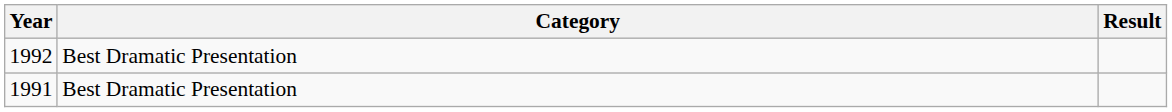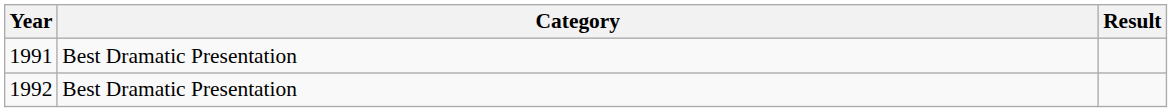rows swapped: (31, 89) <-> (31, 55)
